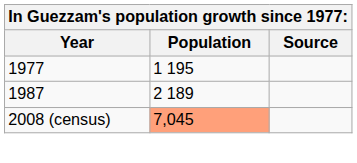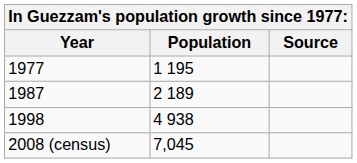+ row: (26, 119)
(173, 119) lightsalmon background -> (173, 145) no background
